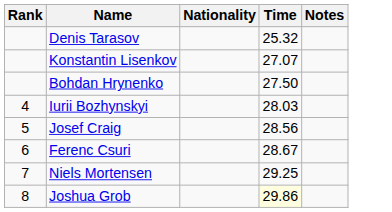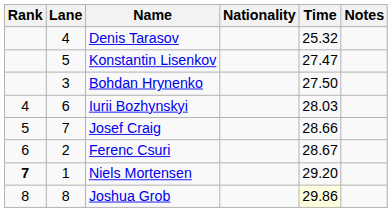+ column: (66, 15)
(280, 60) 27.07 -> (320, 60) 27.47
(280, 128) 28.56 -> (320, 128) 28.66
(25, 173) normal -> (25, 173) bold
(280, 173) 29.25 -> (320, 173) 29.20
